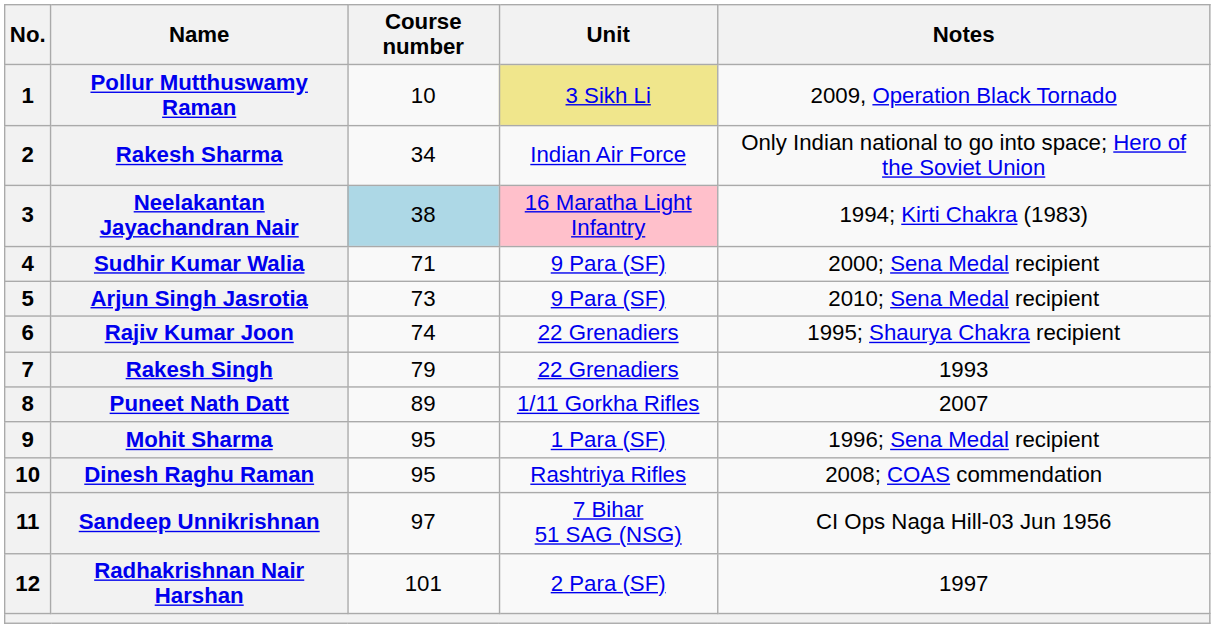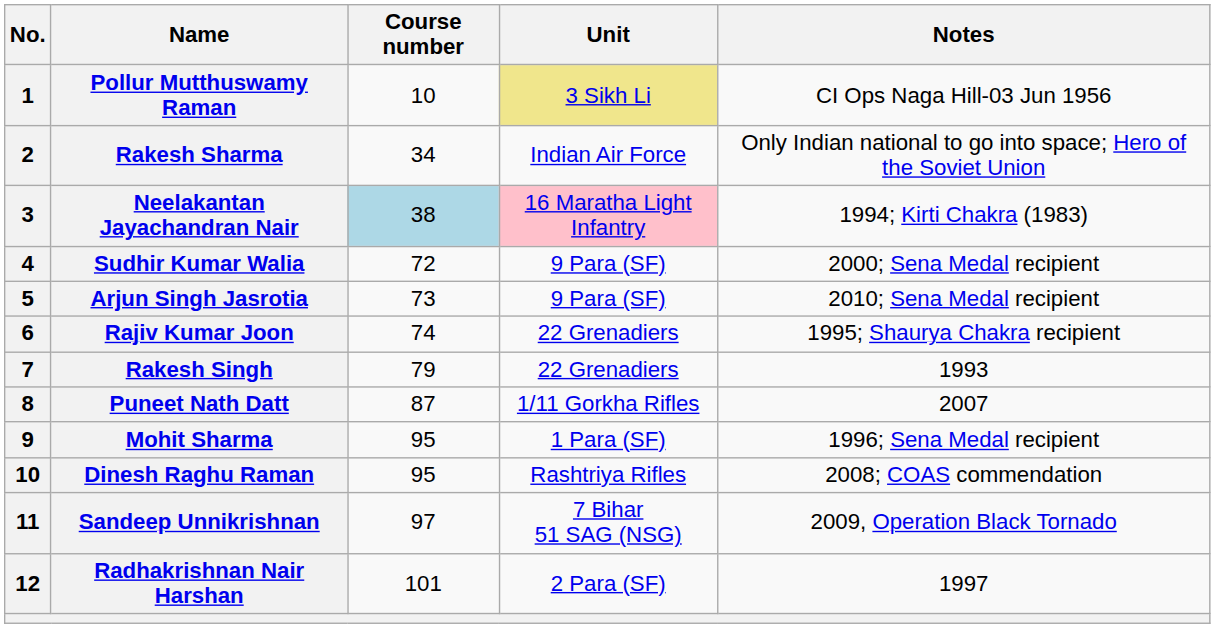(964, 94) 2009, Operation Black Tornado -> (964, 94) CI Ops Naga Hill-03 Jun 1956
(423, 263) 71 -> (423, 263) 72
(423, 404) 89 -> (423, 404) 87
(964, 522) CI Ops Naga Hill-03 Jun 1956 -> (964, 522) 2009, Operation Black Tornado
